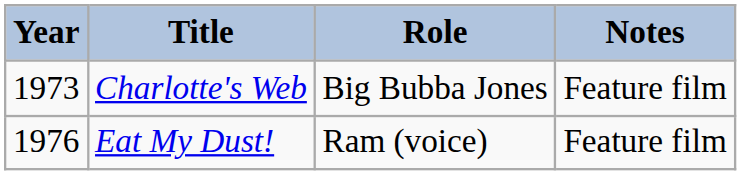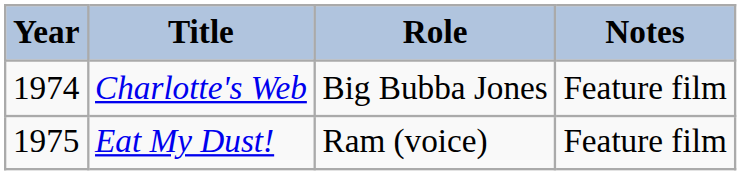(46, 87) 1973 -> (46, 87) 1974
(46, 142) 1976 -> (46, 142) 1975
